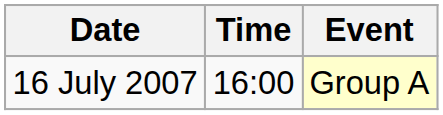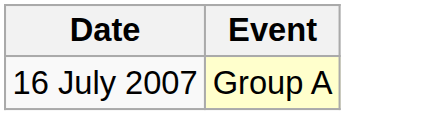- column: (254, 30)
